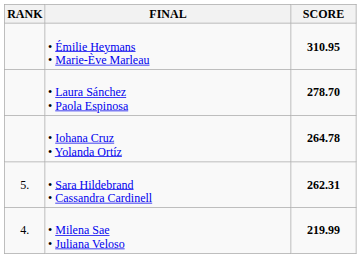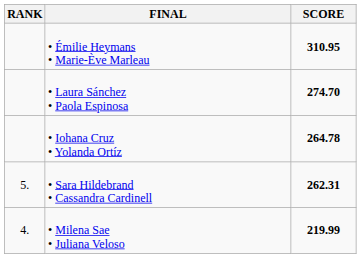(324, 92) 278.70 -> (324, 92) 274.70
